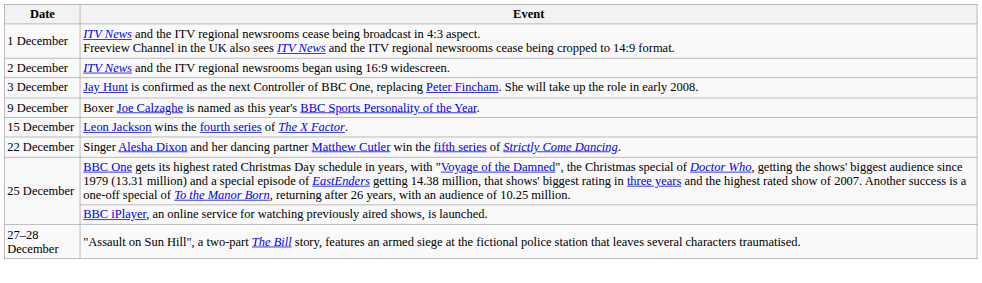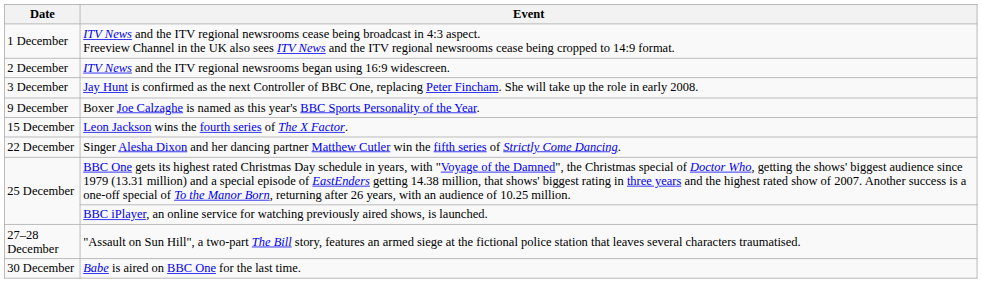+ row: (192, 268)
